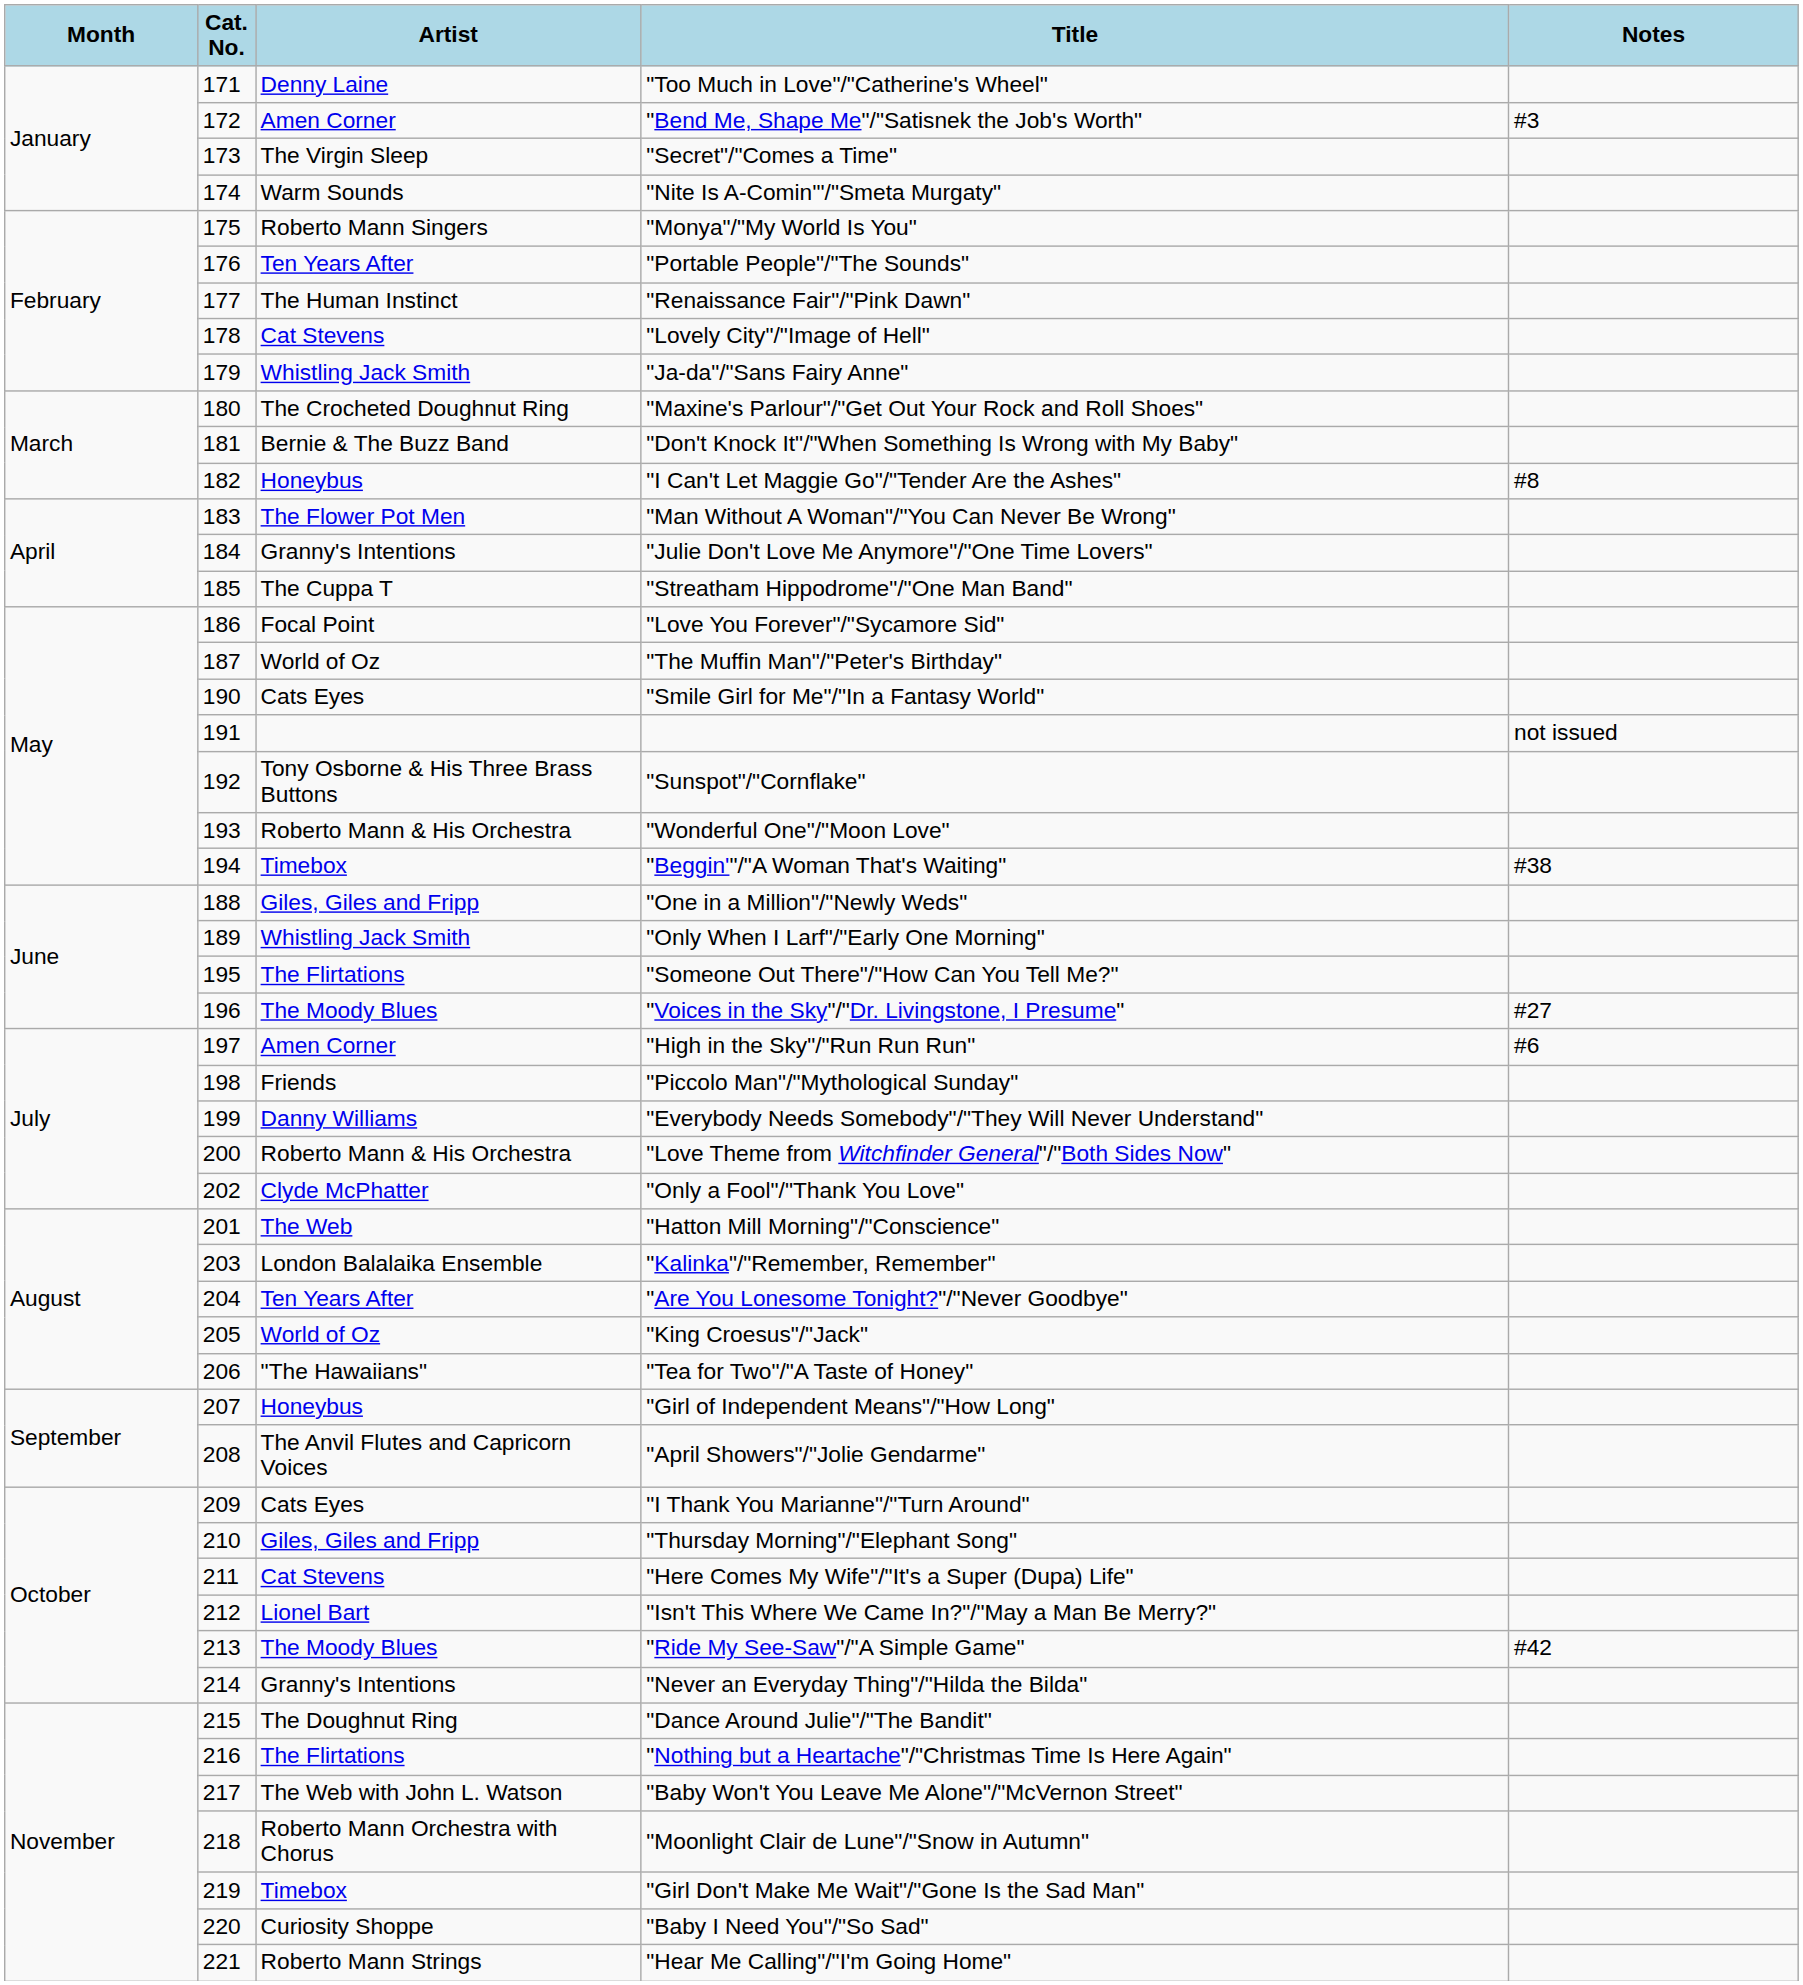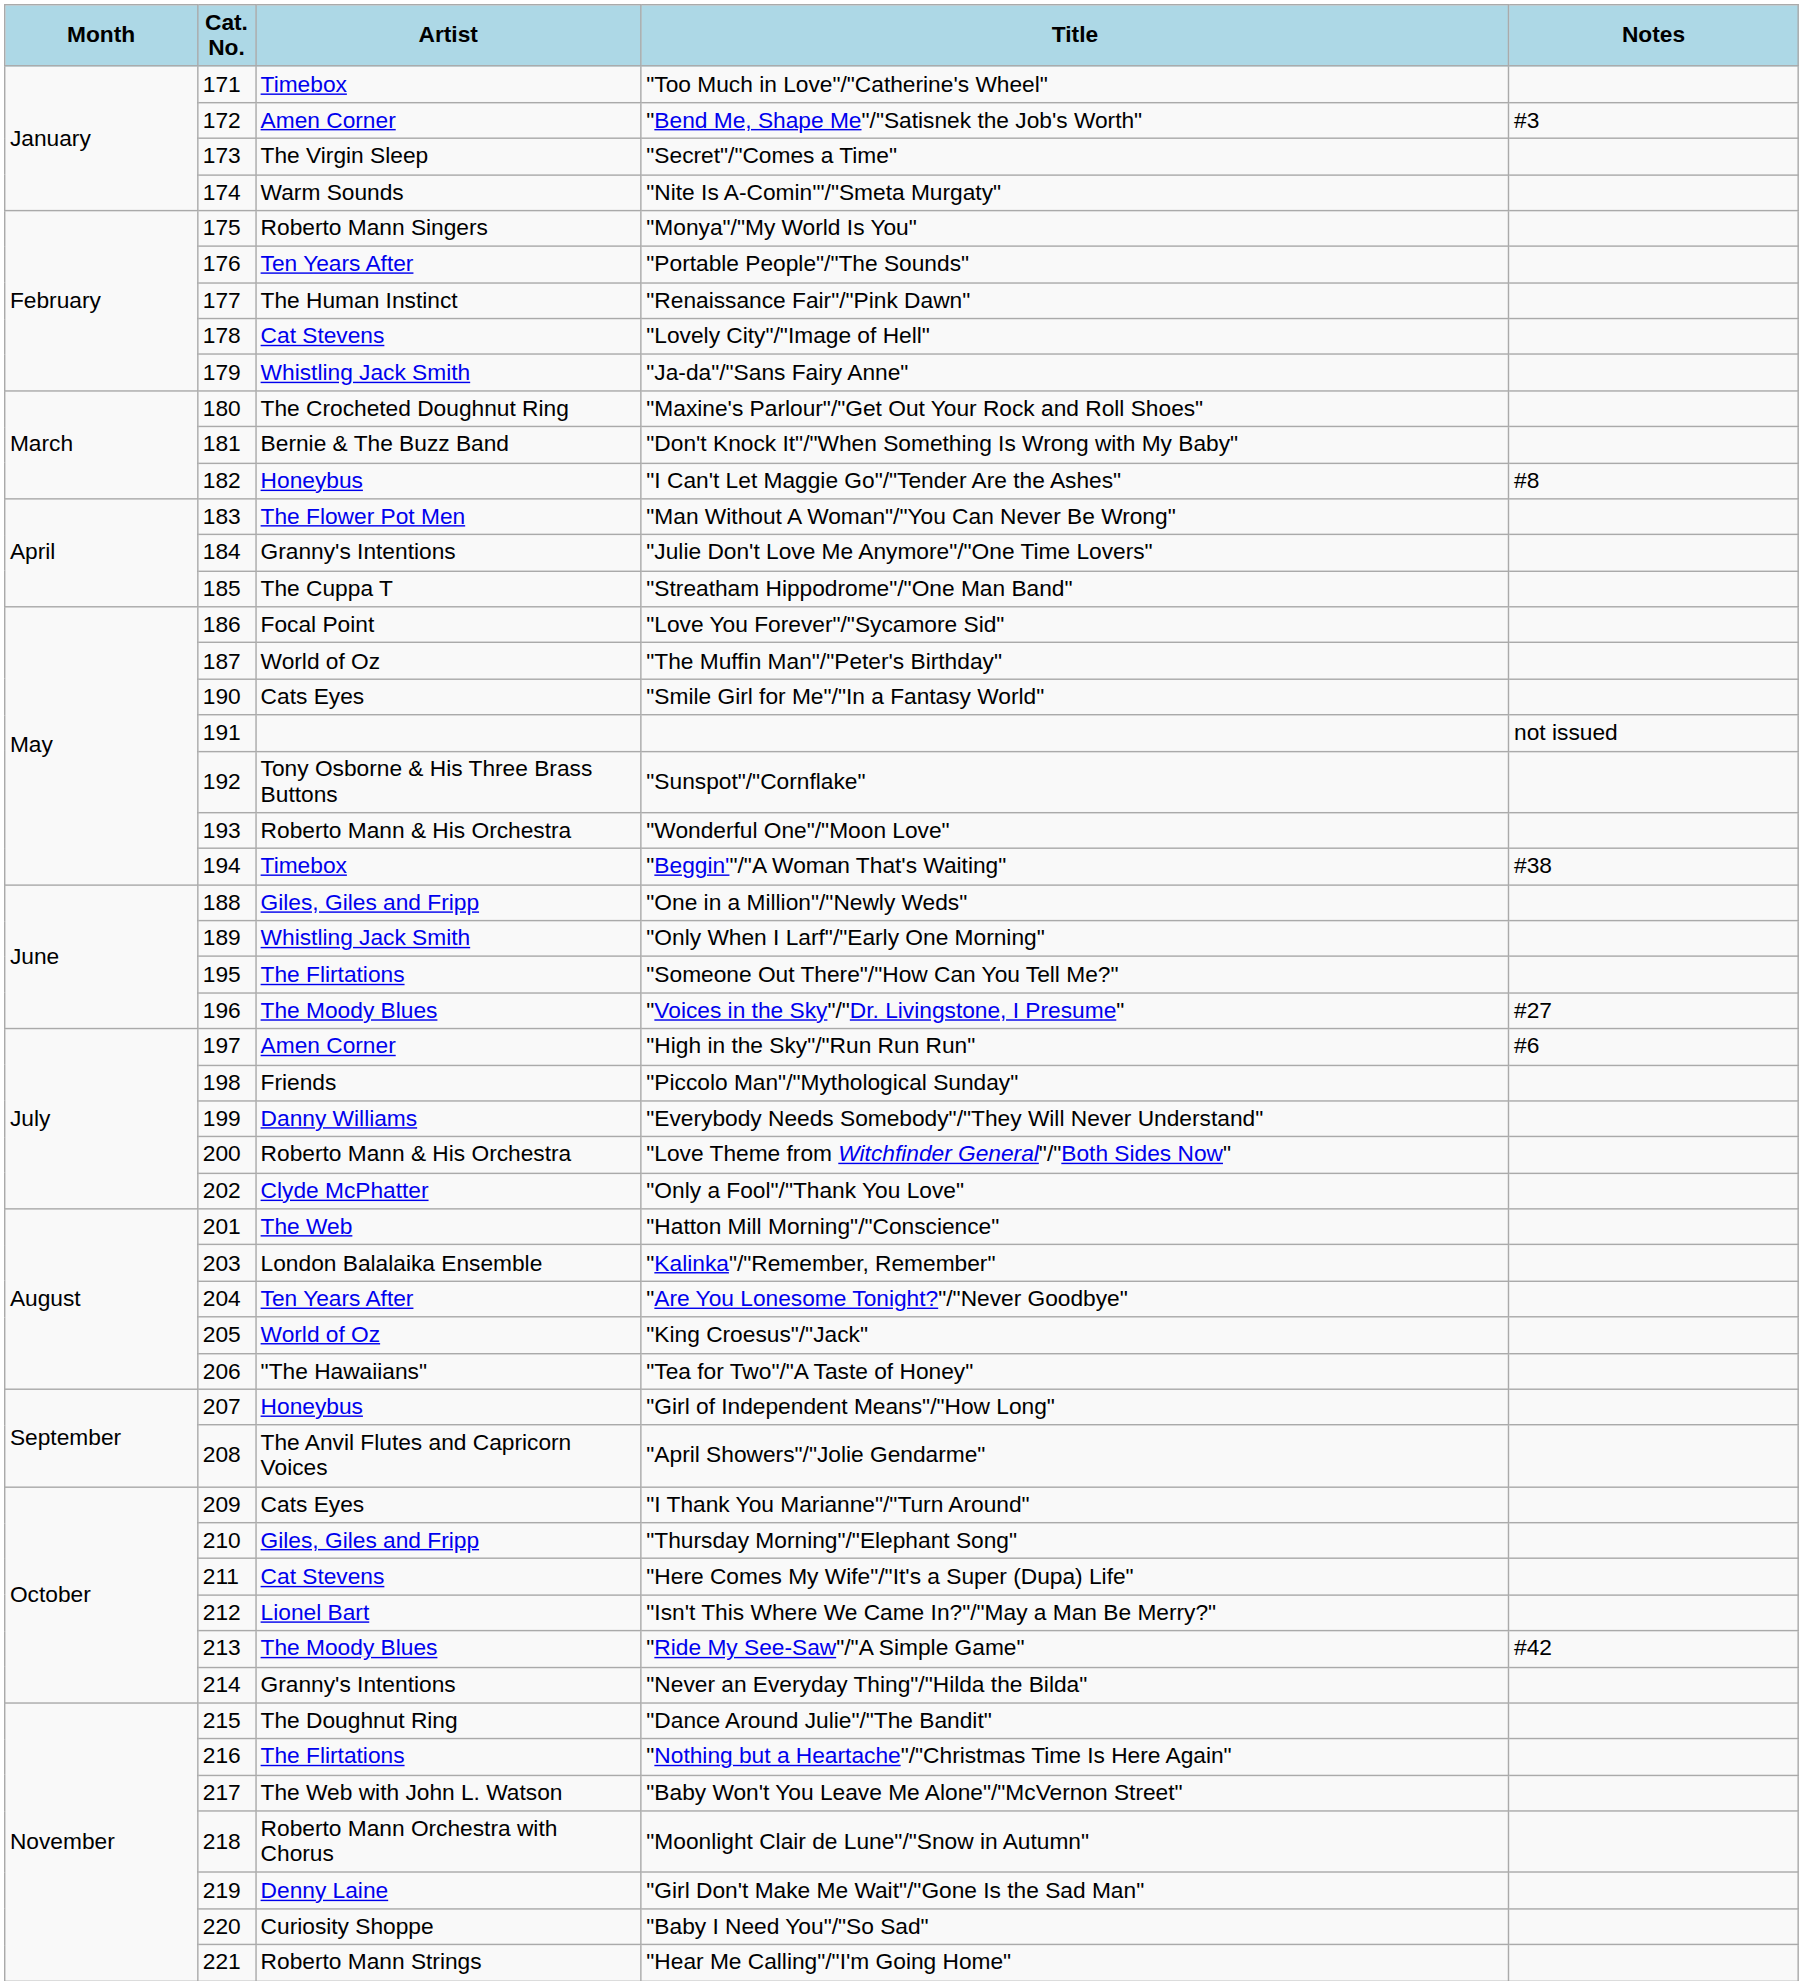(324, 84) Denny Laine -> (304, 84) Timebox
(304, 1890) Timebox -> (324, 1890) Denny Laine
